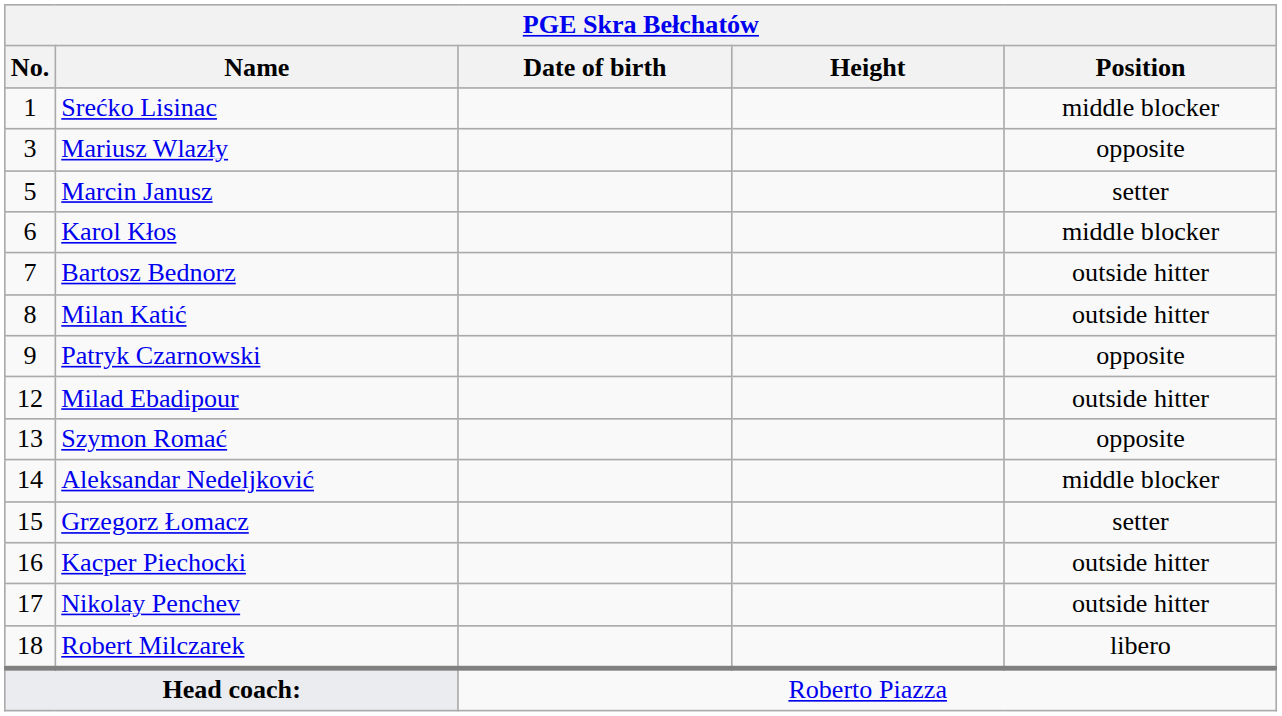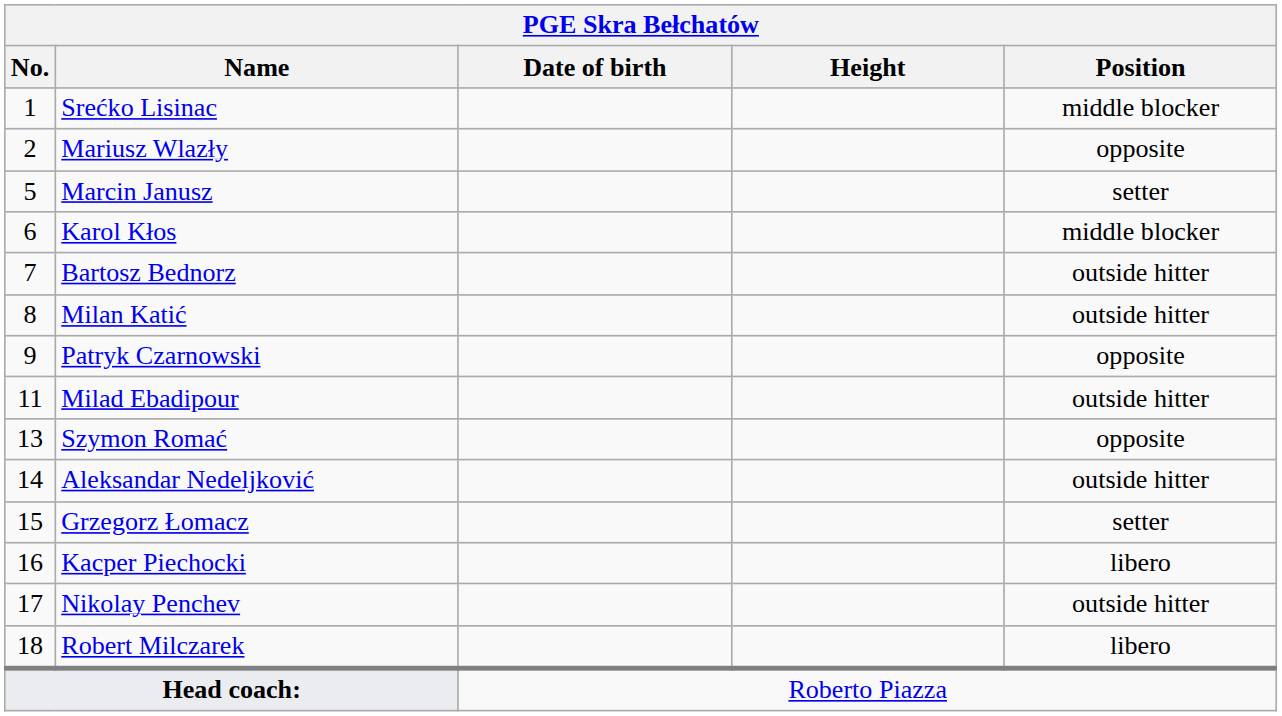(30, 149) 3 -> (30, 149) 2
(30, 397) 12 -> (30, 397) 11
(1141, 480) middle blocker -> (1141, 480) outside hitter
(1141, 562) outside hitter -> (1141, 562) libero
